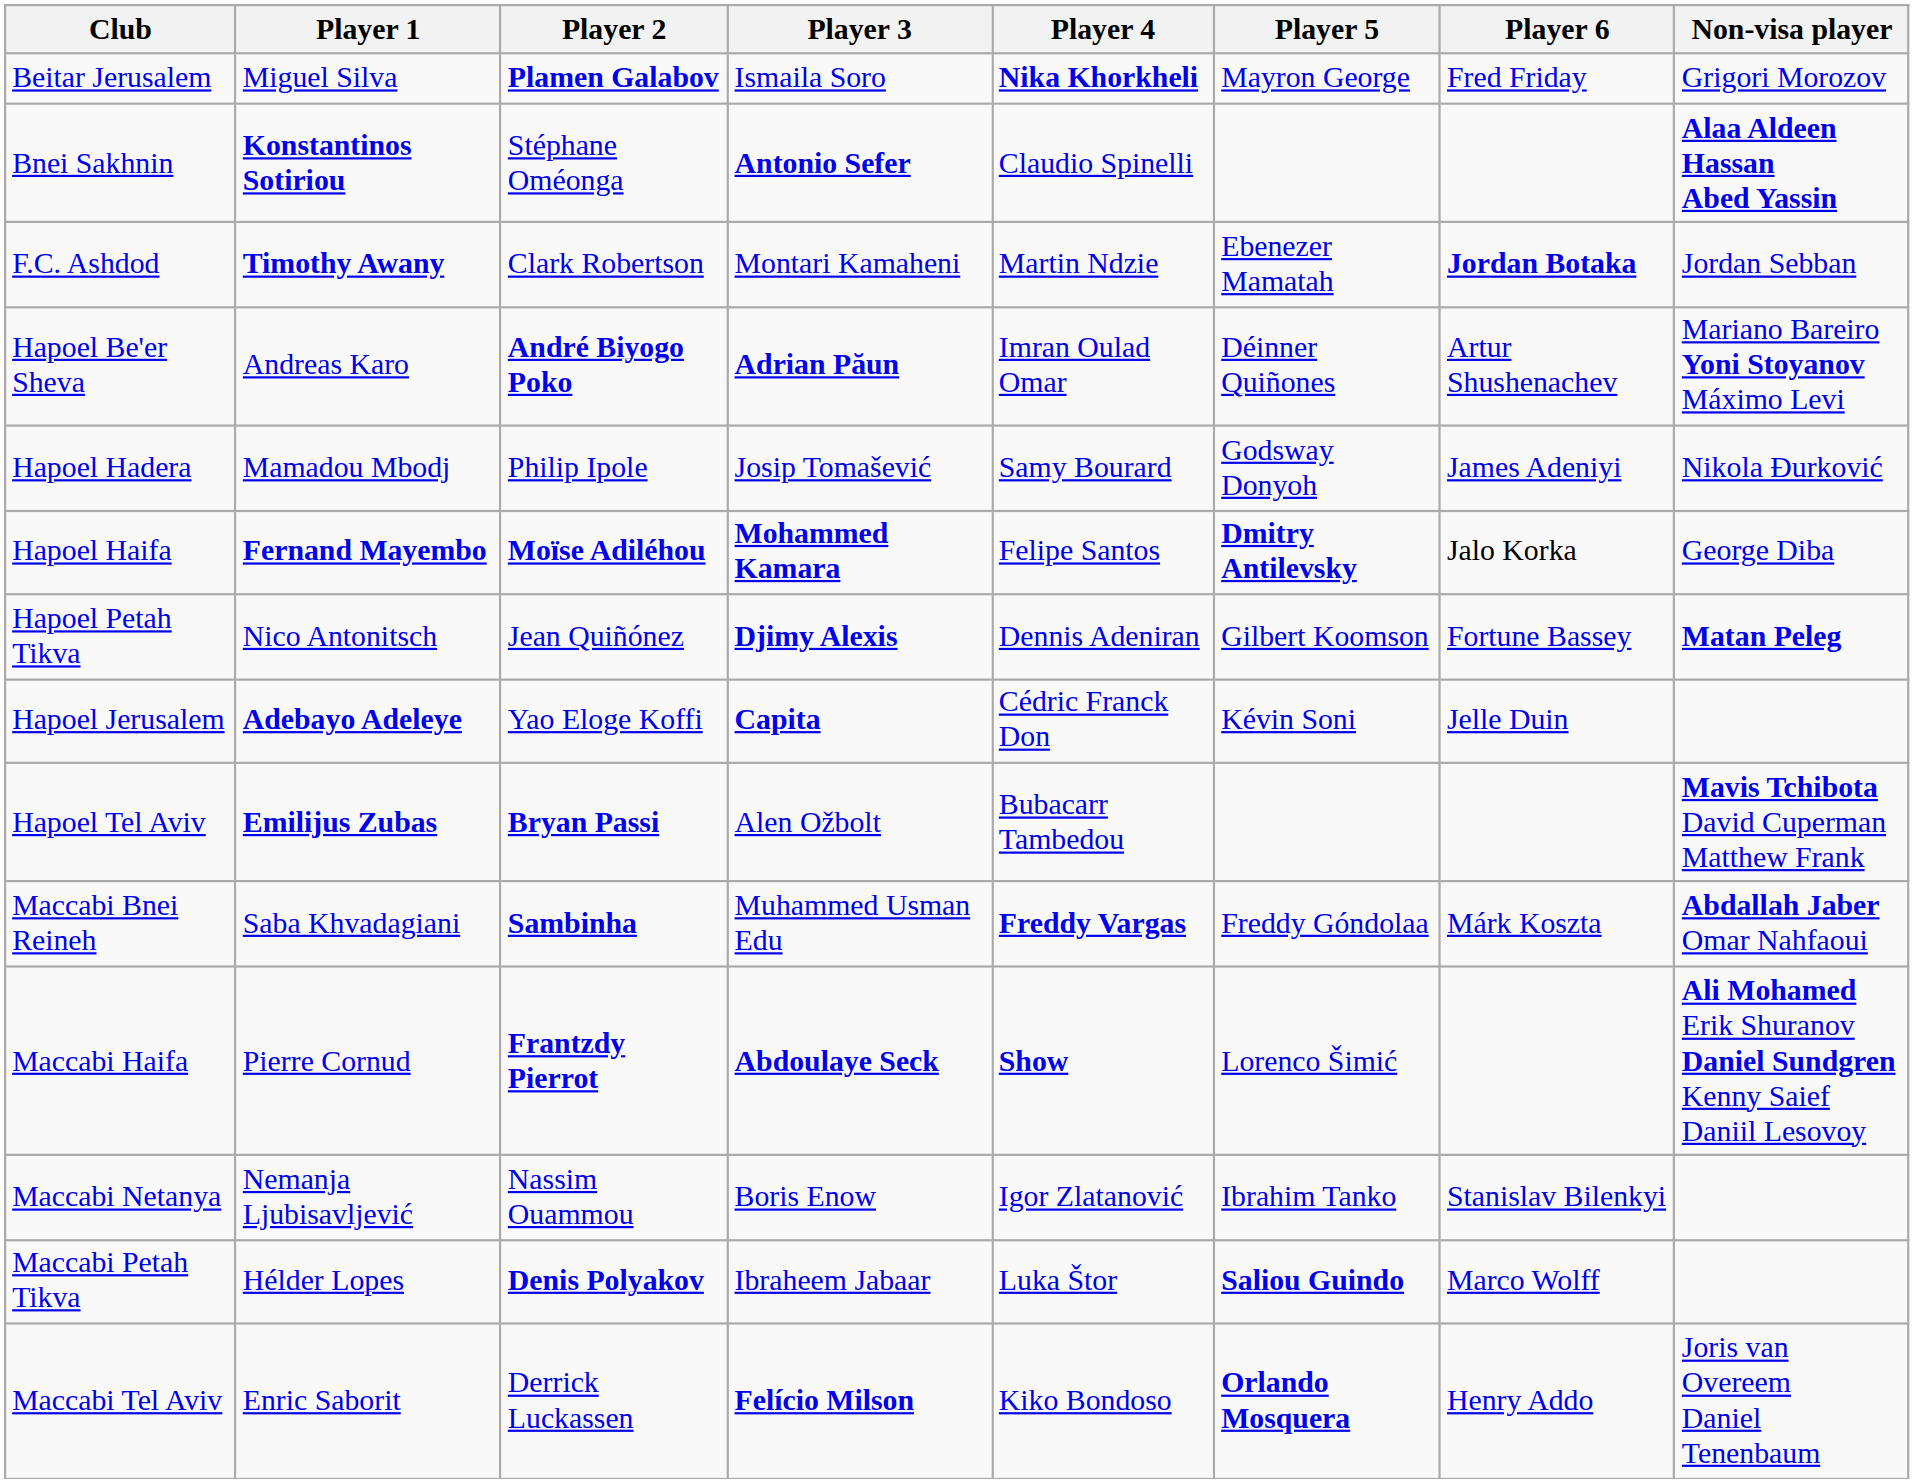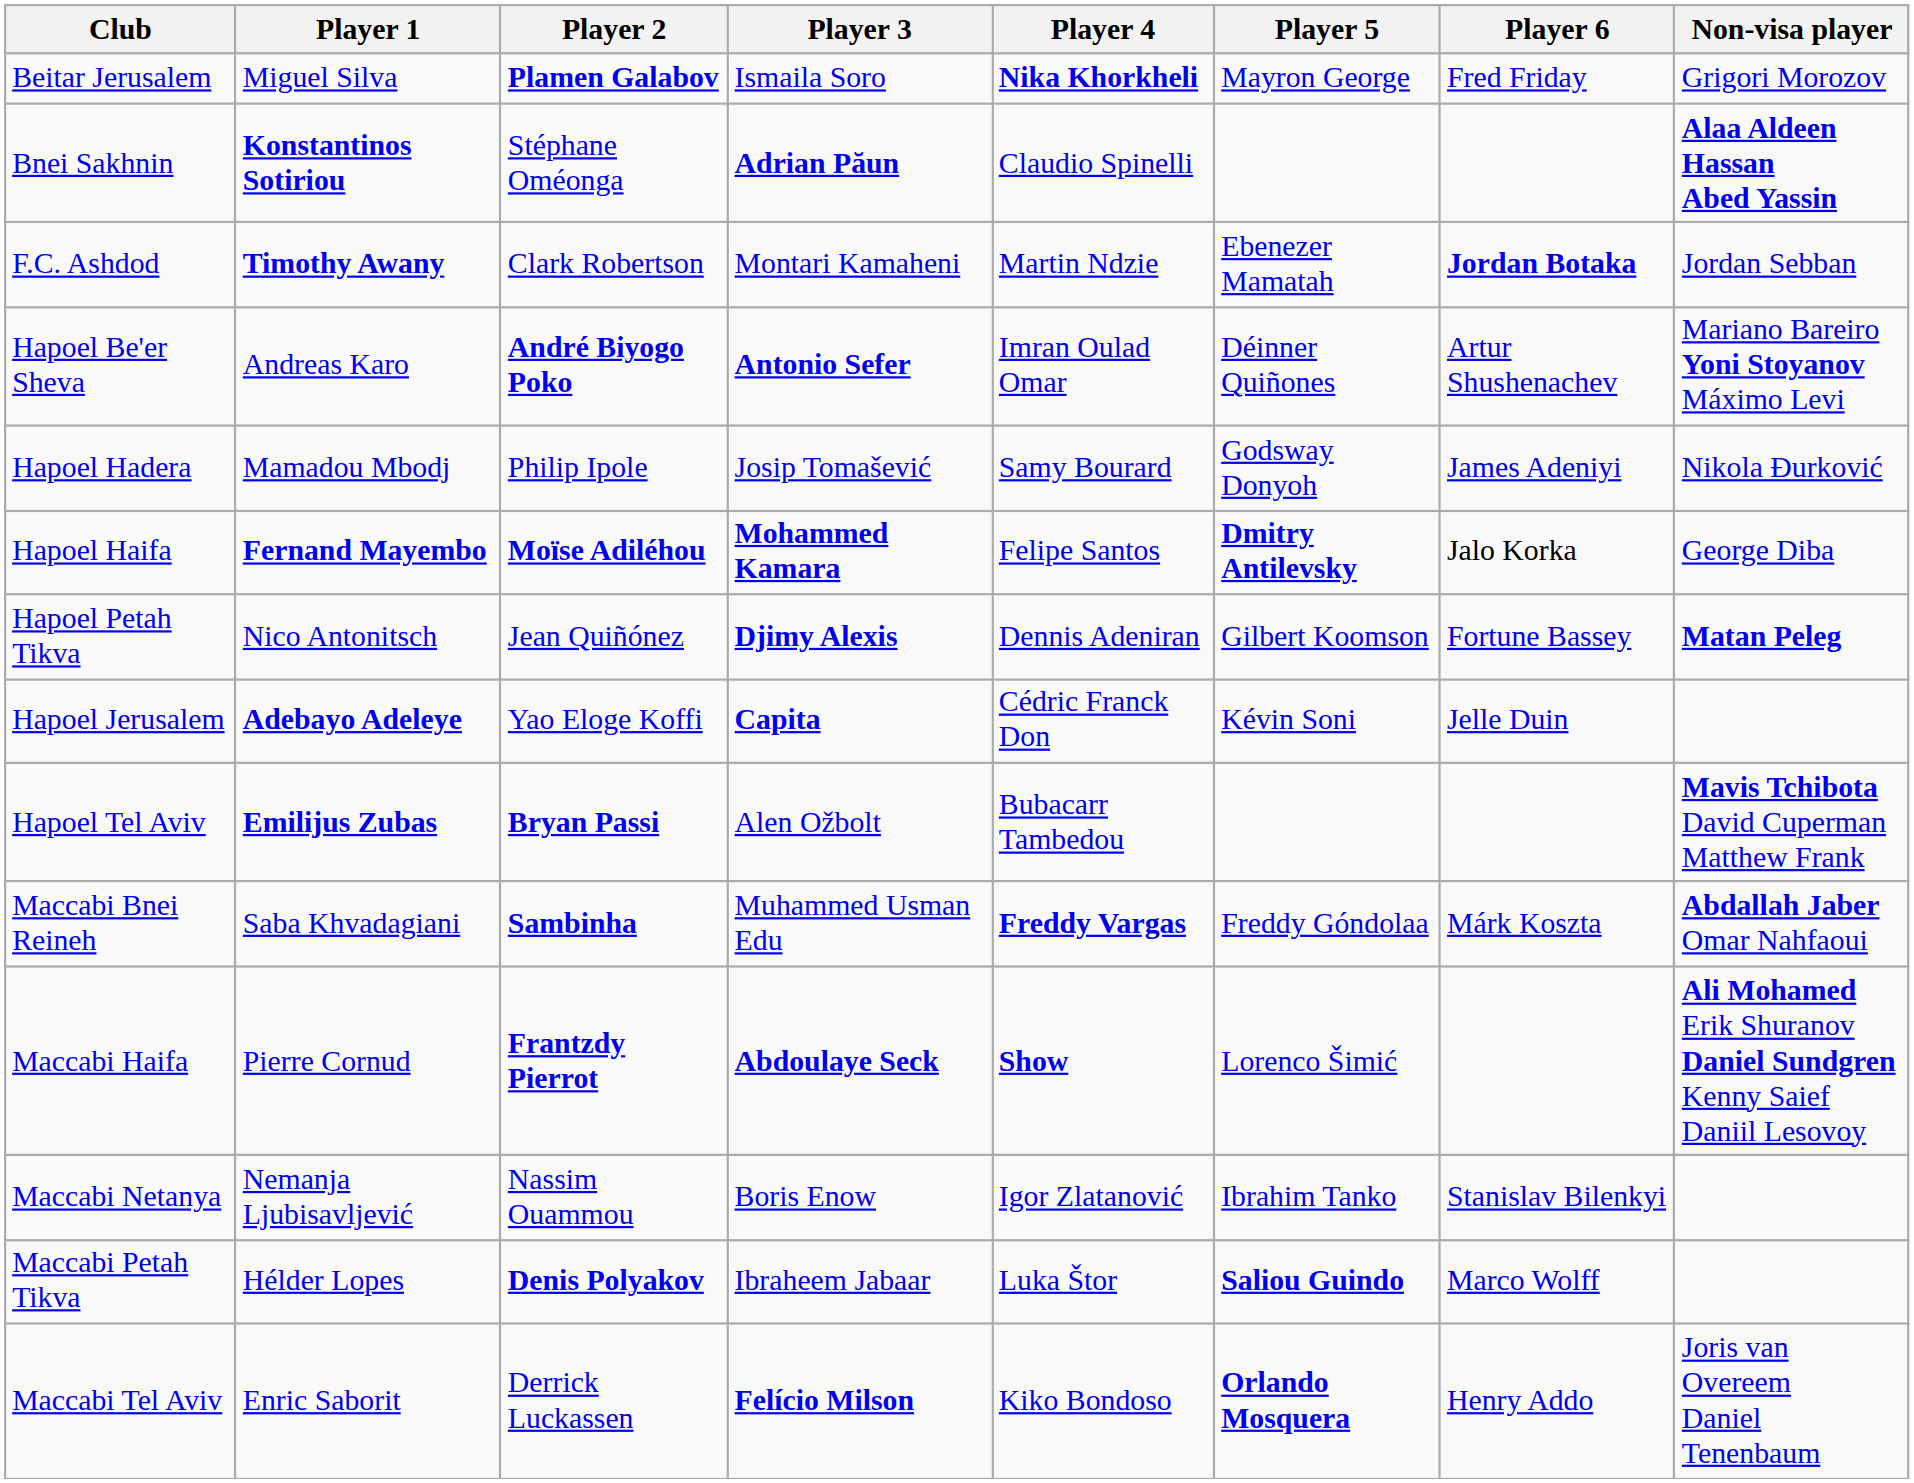(823, 161) Antonio Sefer -> (817, 161) Adrian Păun
(817, 365) Adrian Păun -> (823, 365) Antonio Sefer
